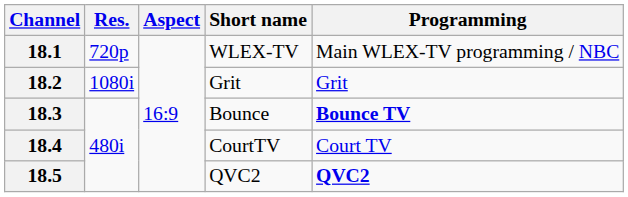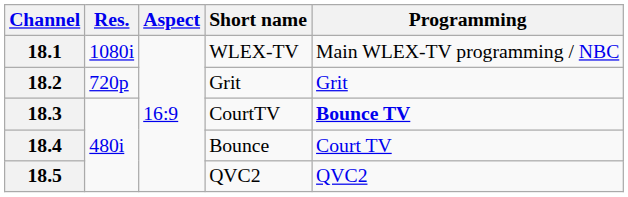(109, 51) 720p -> (112, 51) 1080i
(112, 82) 1080i -> (109, 82) 720p
(239, 113) Bounce -> (245, 113) CourtTV
(245, 144) CourtTV -> (239, 144) Bounce
(343, 176) bold -> (342, 176) normal
